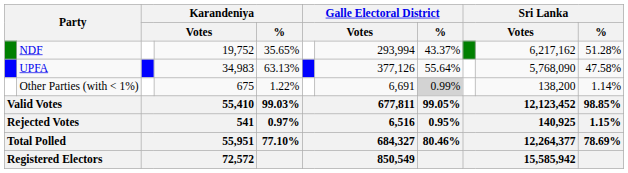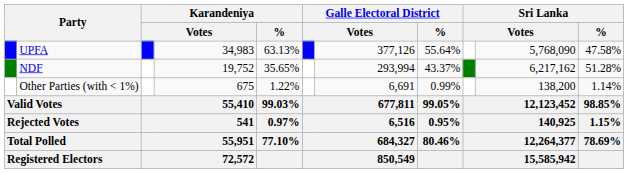rows swapped: (34, 68) <-> (31, 50)
(445, 86) lightgrey background -> (445, 86) no background
